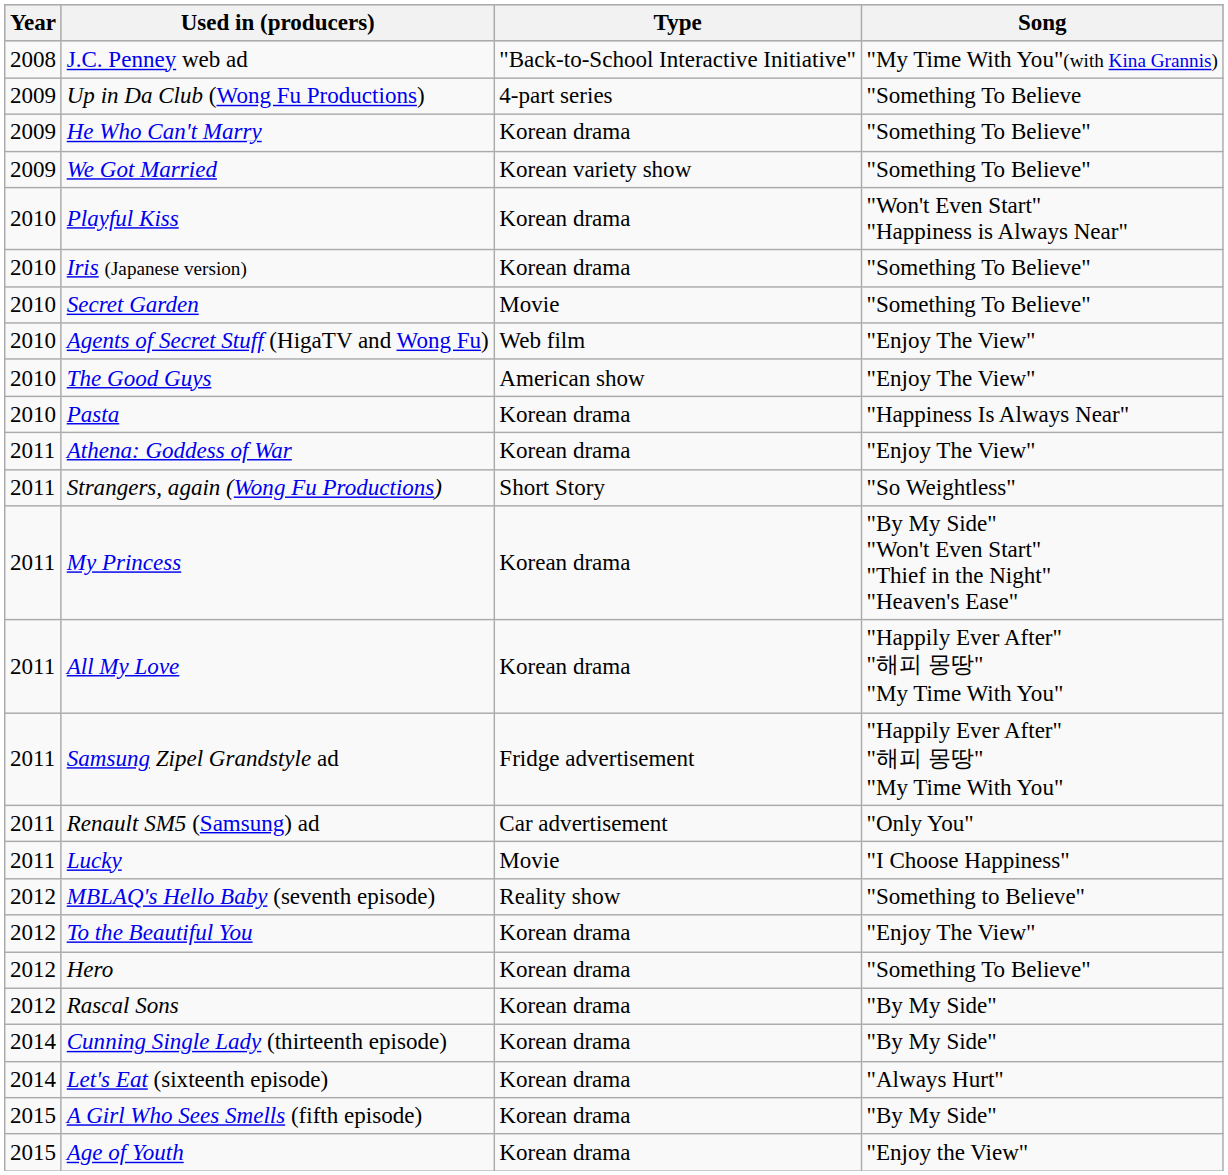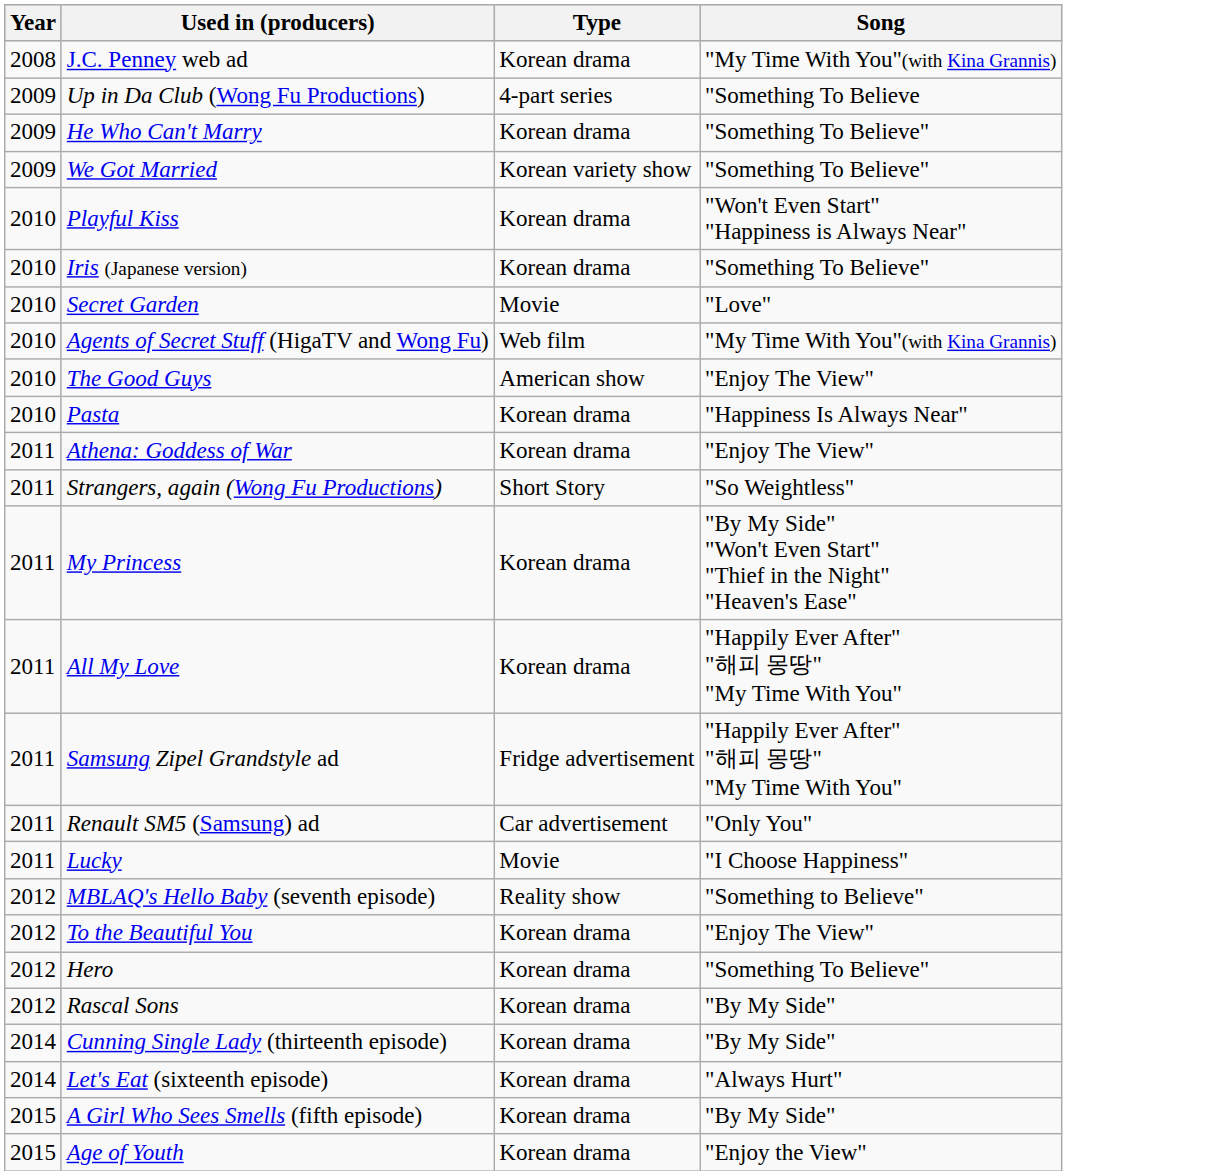(678, 59) "Back-to-School Interactive Initiative" -> (565, 59) Korean drama
(979, 304) "Something To Believe" -> (738, 304) "Love"
(951, 341) "Enjoy The View" -> (881, 341) "My Time With You"(with Kina Grannis)
